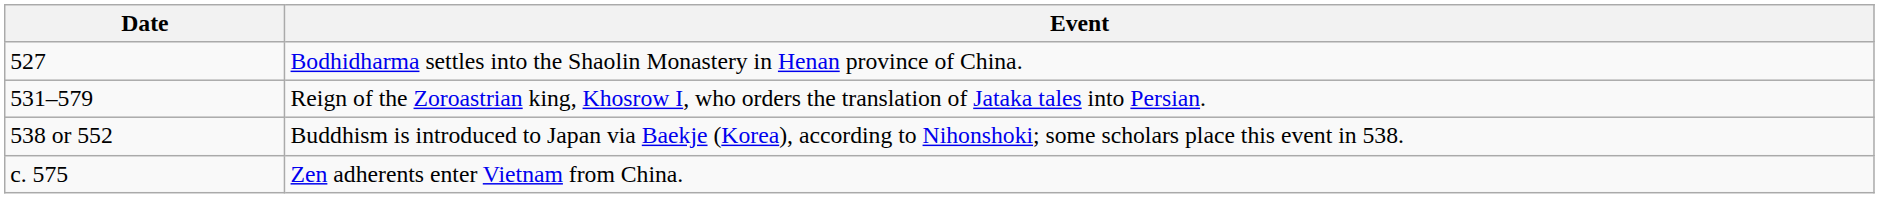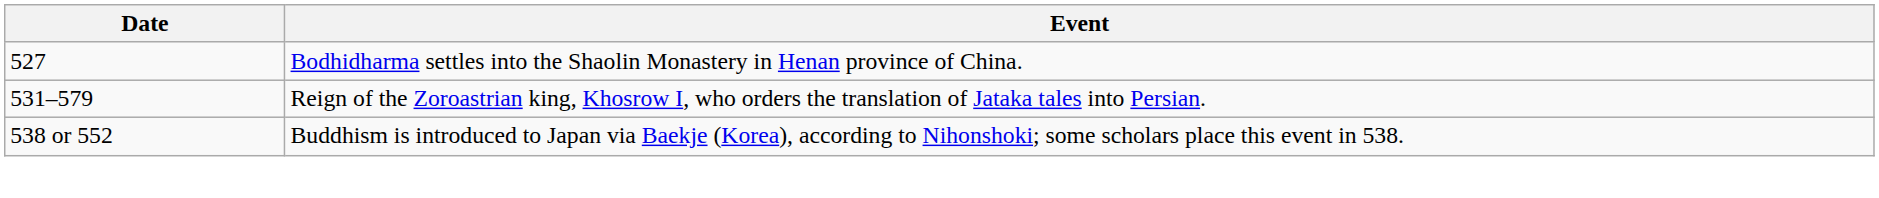- row: (487, 173)
